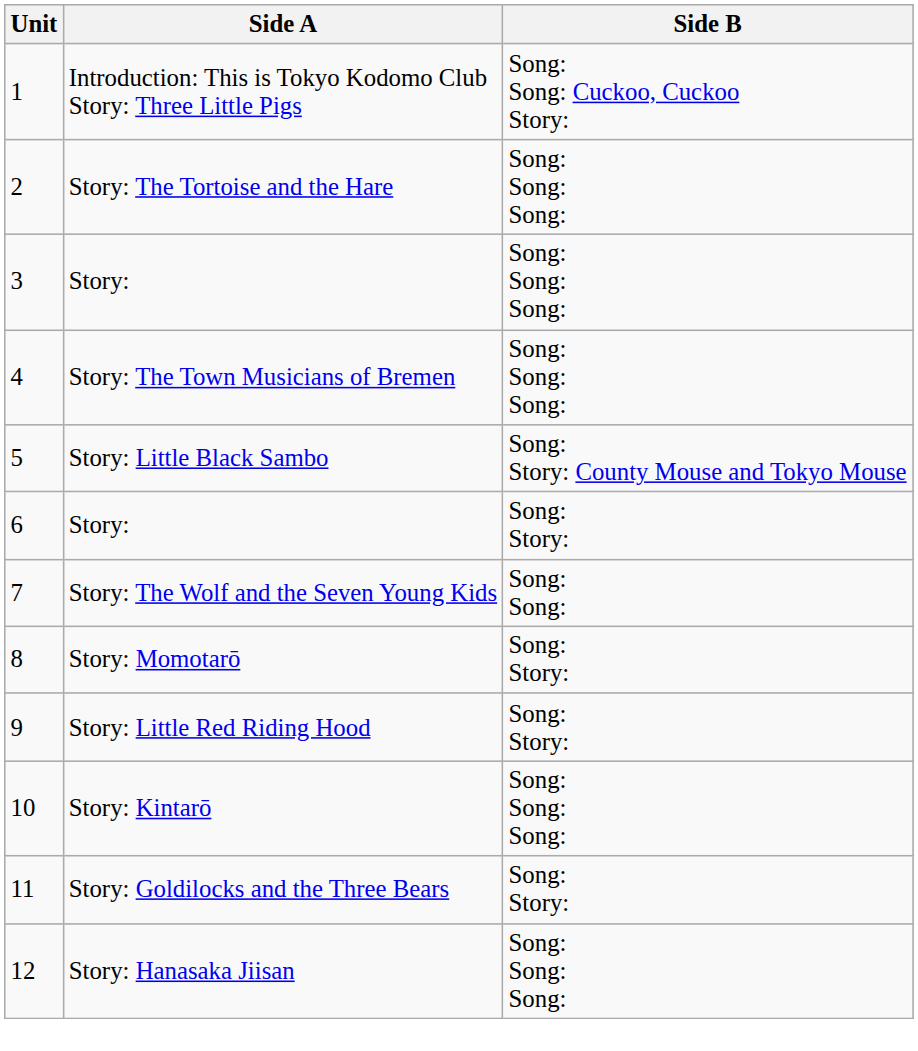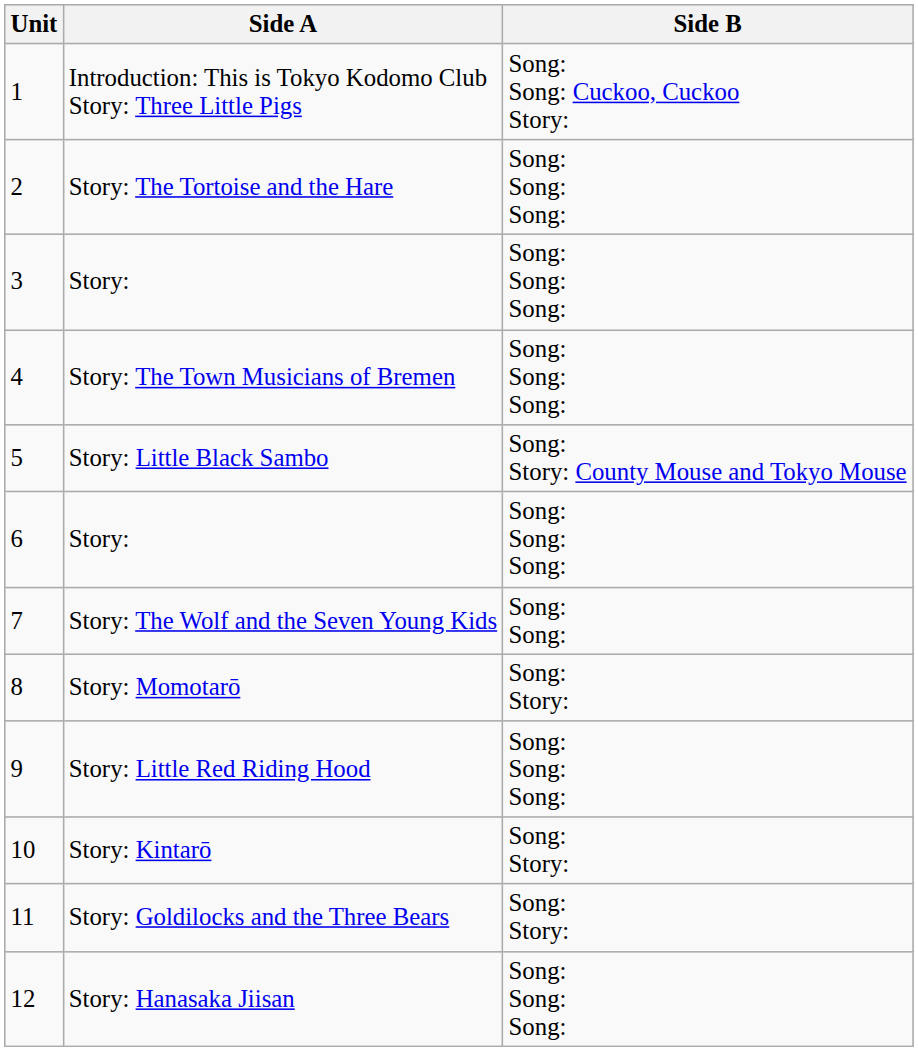(539, 525) Song: Story: -> (537, 539) Song: Song: Song:
(539, 726) Song: Story: -> (537, 768) Song: Song: Song:
(537, 808) Song: Song: Song: -> (539, 849) Song: Story:
